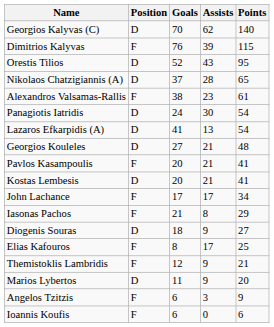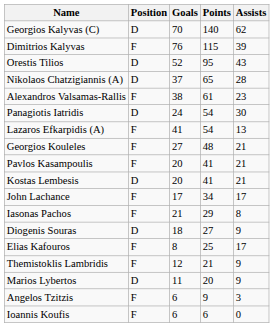columns swapped: (218, 12) <-> (252, 12)
(135, 130) D -> (134, 130) F
(135, 146) D -> (134, 146) F
